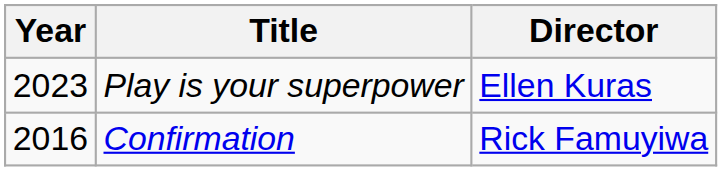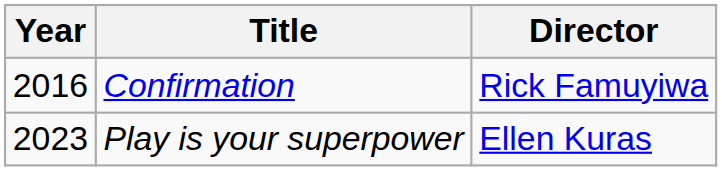rows swapped: (199, 138) <-> (284, 84)
